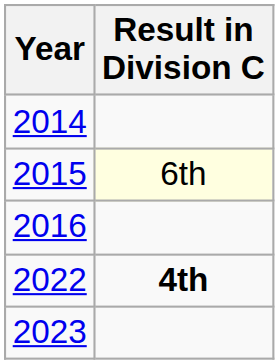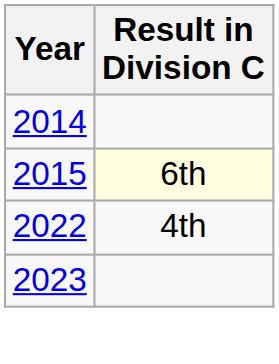- row: (50, 226)
(183, 279) bold -> (183, 226) normal
